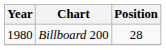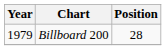(20, 34) 1980 -> (20, 34) 1979
